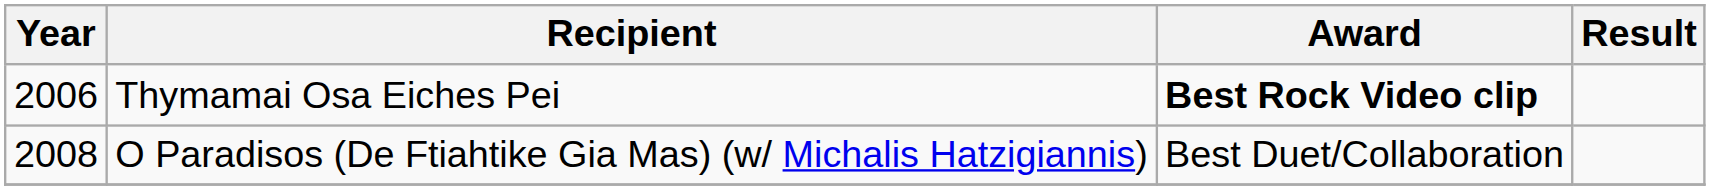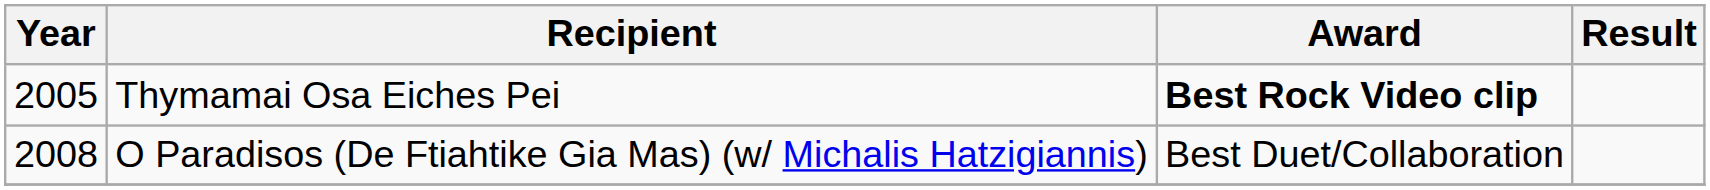(56, 94) 2006 -> (56, 94) 2005
